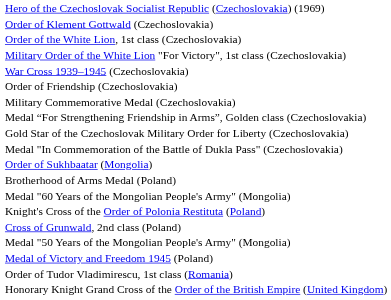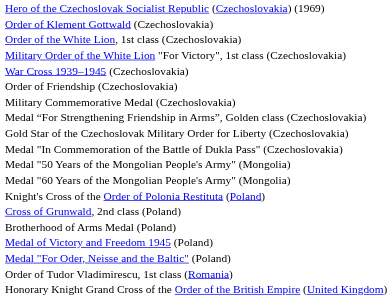- row: (79, 164)
rows swapped: (148, 242) <-> (90, 180)
+ row: (118, 258)
